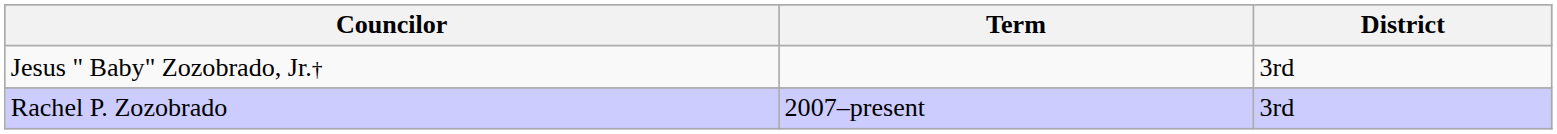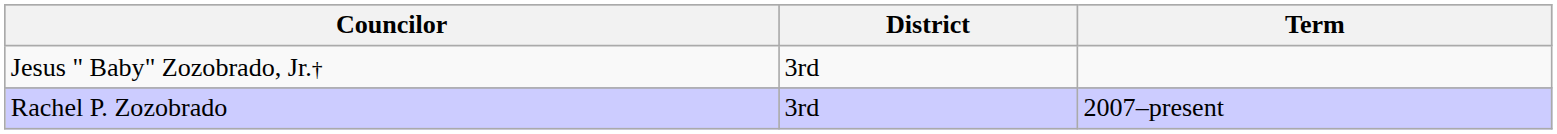columns swapped: (1403, 25) <-> (1016, 25)
